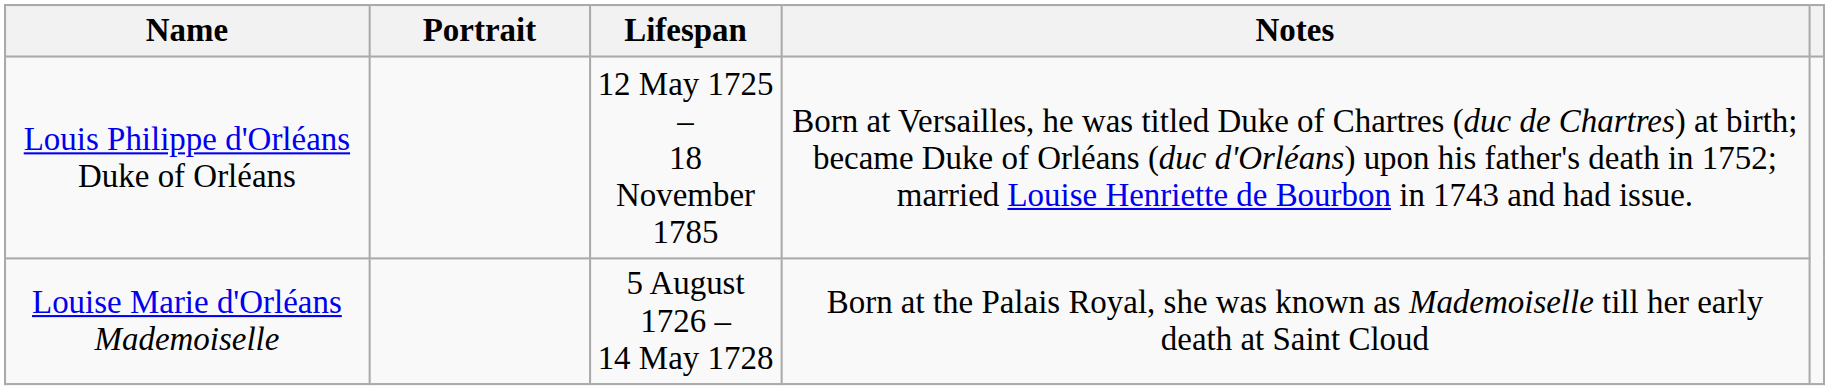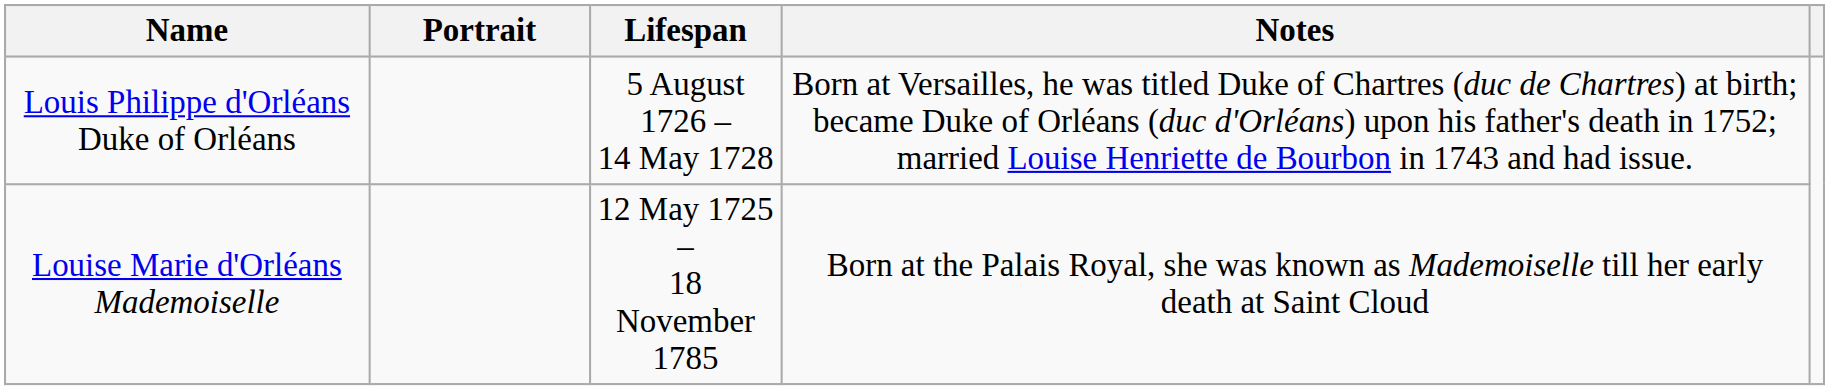(686, 157) 12 May 1725 – 18 November 1785 -> (686, 119) 5 August 1726 – 14 May 1728
(686, 320) 5 August 1726 – 14 May 1728 -> (686, 283) 12 May 1725 – 18 November 1785
